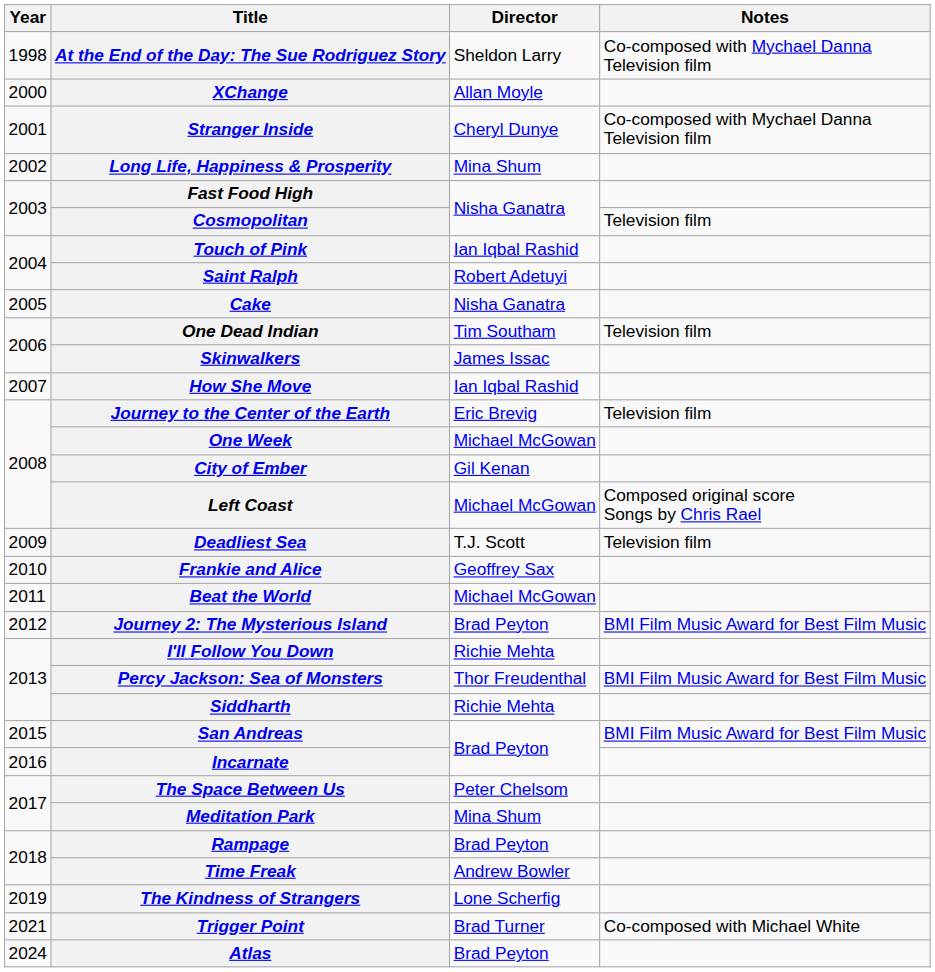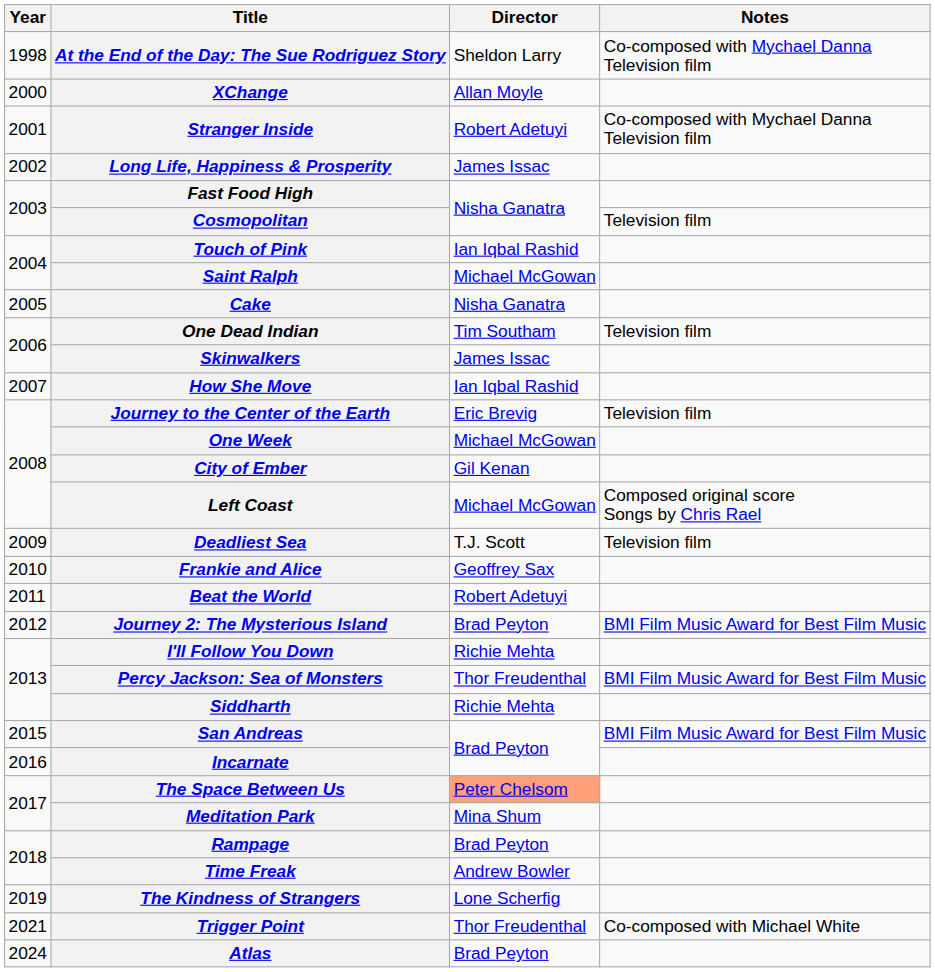(506, 129) Cheryl Dunye -> (510, 129) Robert Adetuyi
(497, 166) Mina Shum -> (502, 166) James Issac
(510, 276) Robert Adetuyi -> (525, 276) Michael McGowan
(525, 597) Michael McGowan -> (510, 597) Robert Adetuyi
(511, 789) no background -> (511, 789) lightsalmon background
(499, 926) Brad Turner -> (520, 926) Thor Freudenthal
